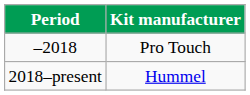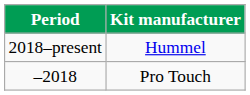rows swapped: (55, 47) <-> (55, 76)
